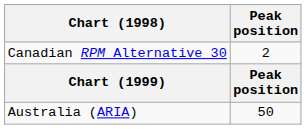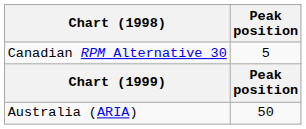(266, 53) 2 -> (266, 53) 5
